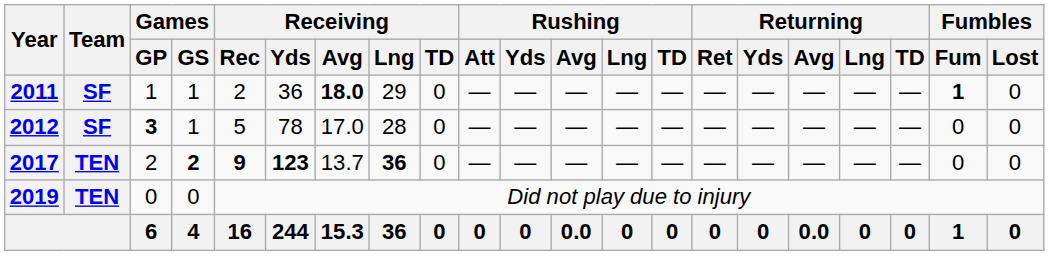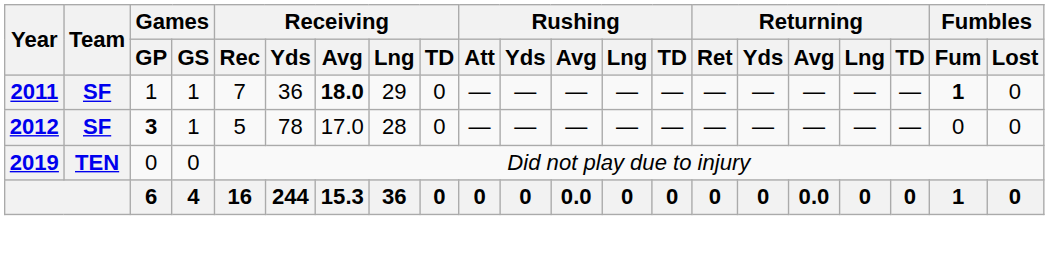(240, 92) 2 -> (240, 92) 7
- row: (34, 162)
